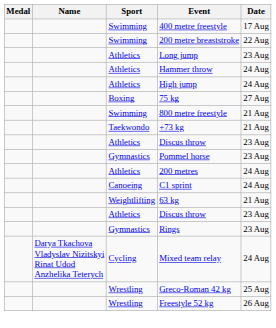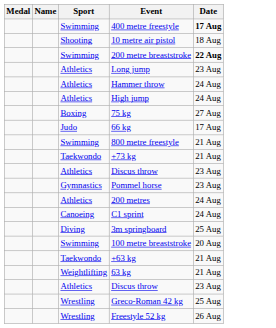(256, 26) normal -> (208, 26) bold
+ row: (76, 41)
(256, 41) normal -> (208, 55) bold
+ row: (69, 128)
+ row: (73, 229)
+ row: (80, 243)
+ row: (81, 258)
- row: (129, 229)
- row: (122, 259)
